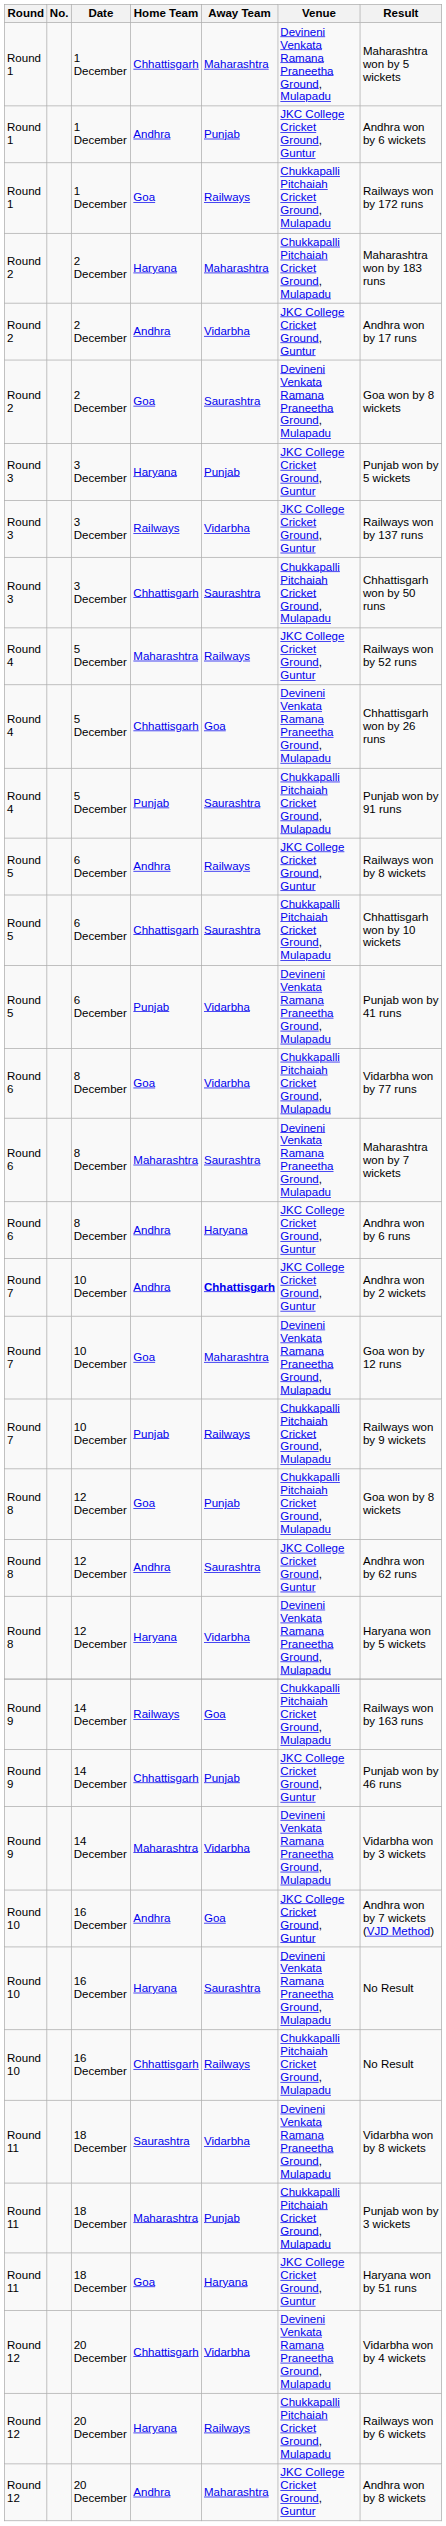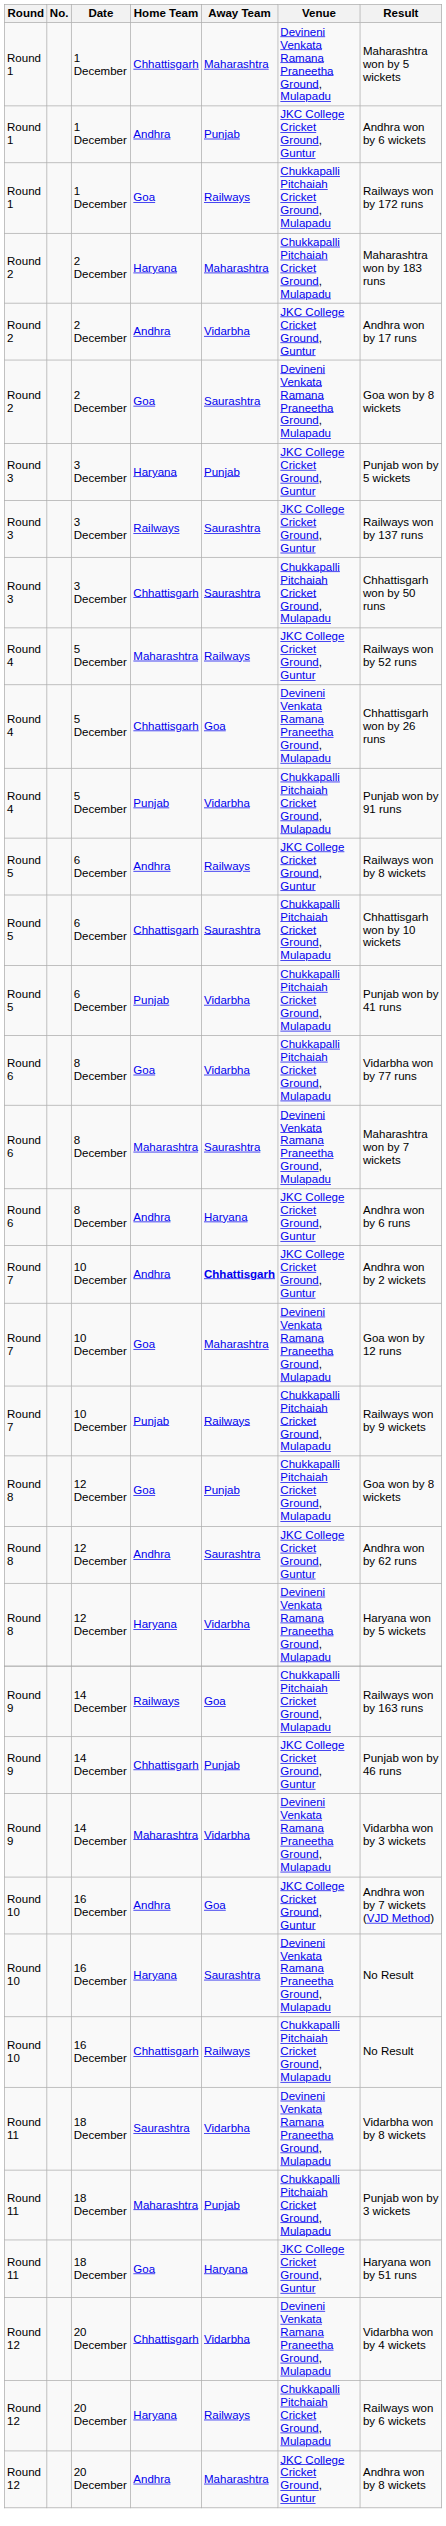(227, 529) Vidarbha -> (232, 529) Saurashtra
(232, 803) Saurashtra -> (227, 803) Vidarbha
(307, 1006) Devineni Venkata Ramana Praneetha Ground, Mulapadu -> (310, 1000) Chukkapalli Pitchaiah Cricket Ground, Mulapadu
